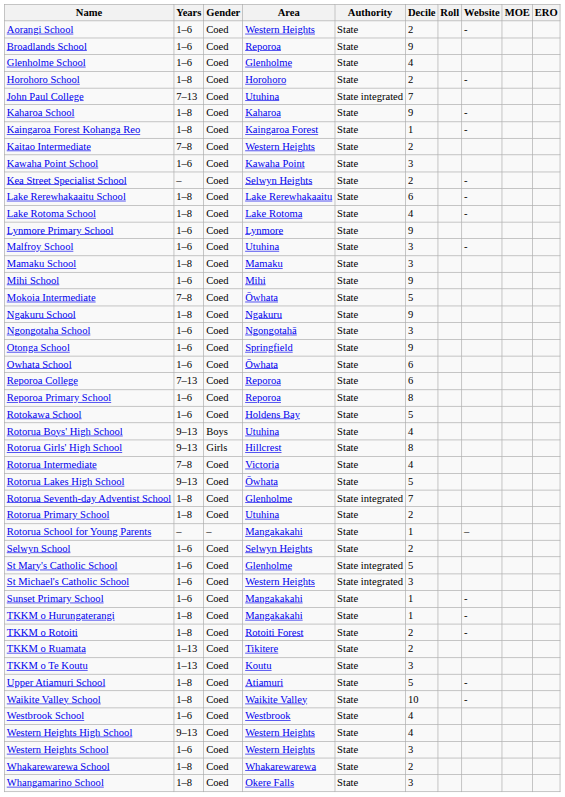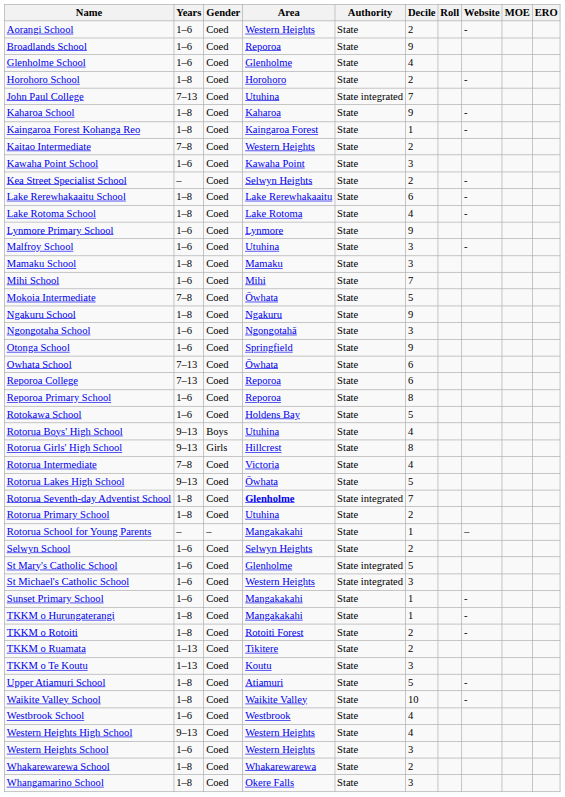(411, 280) 9 -> (411, 280) 7
(184, 364) 1–6 -> (187, 364) 7–13
(269, 498) normal -> (270, 498) bold
